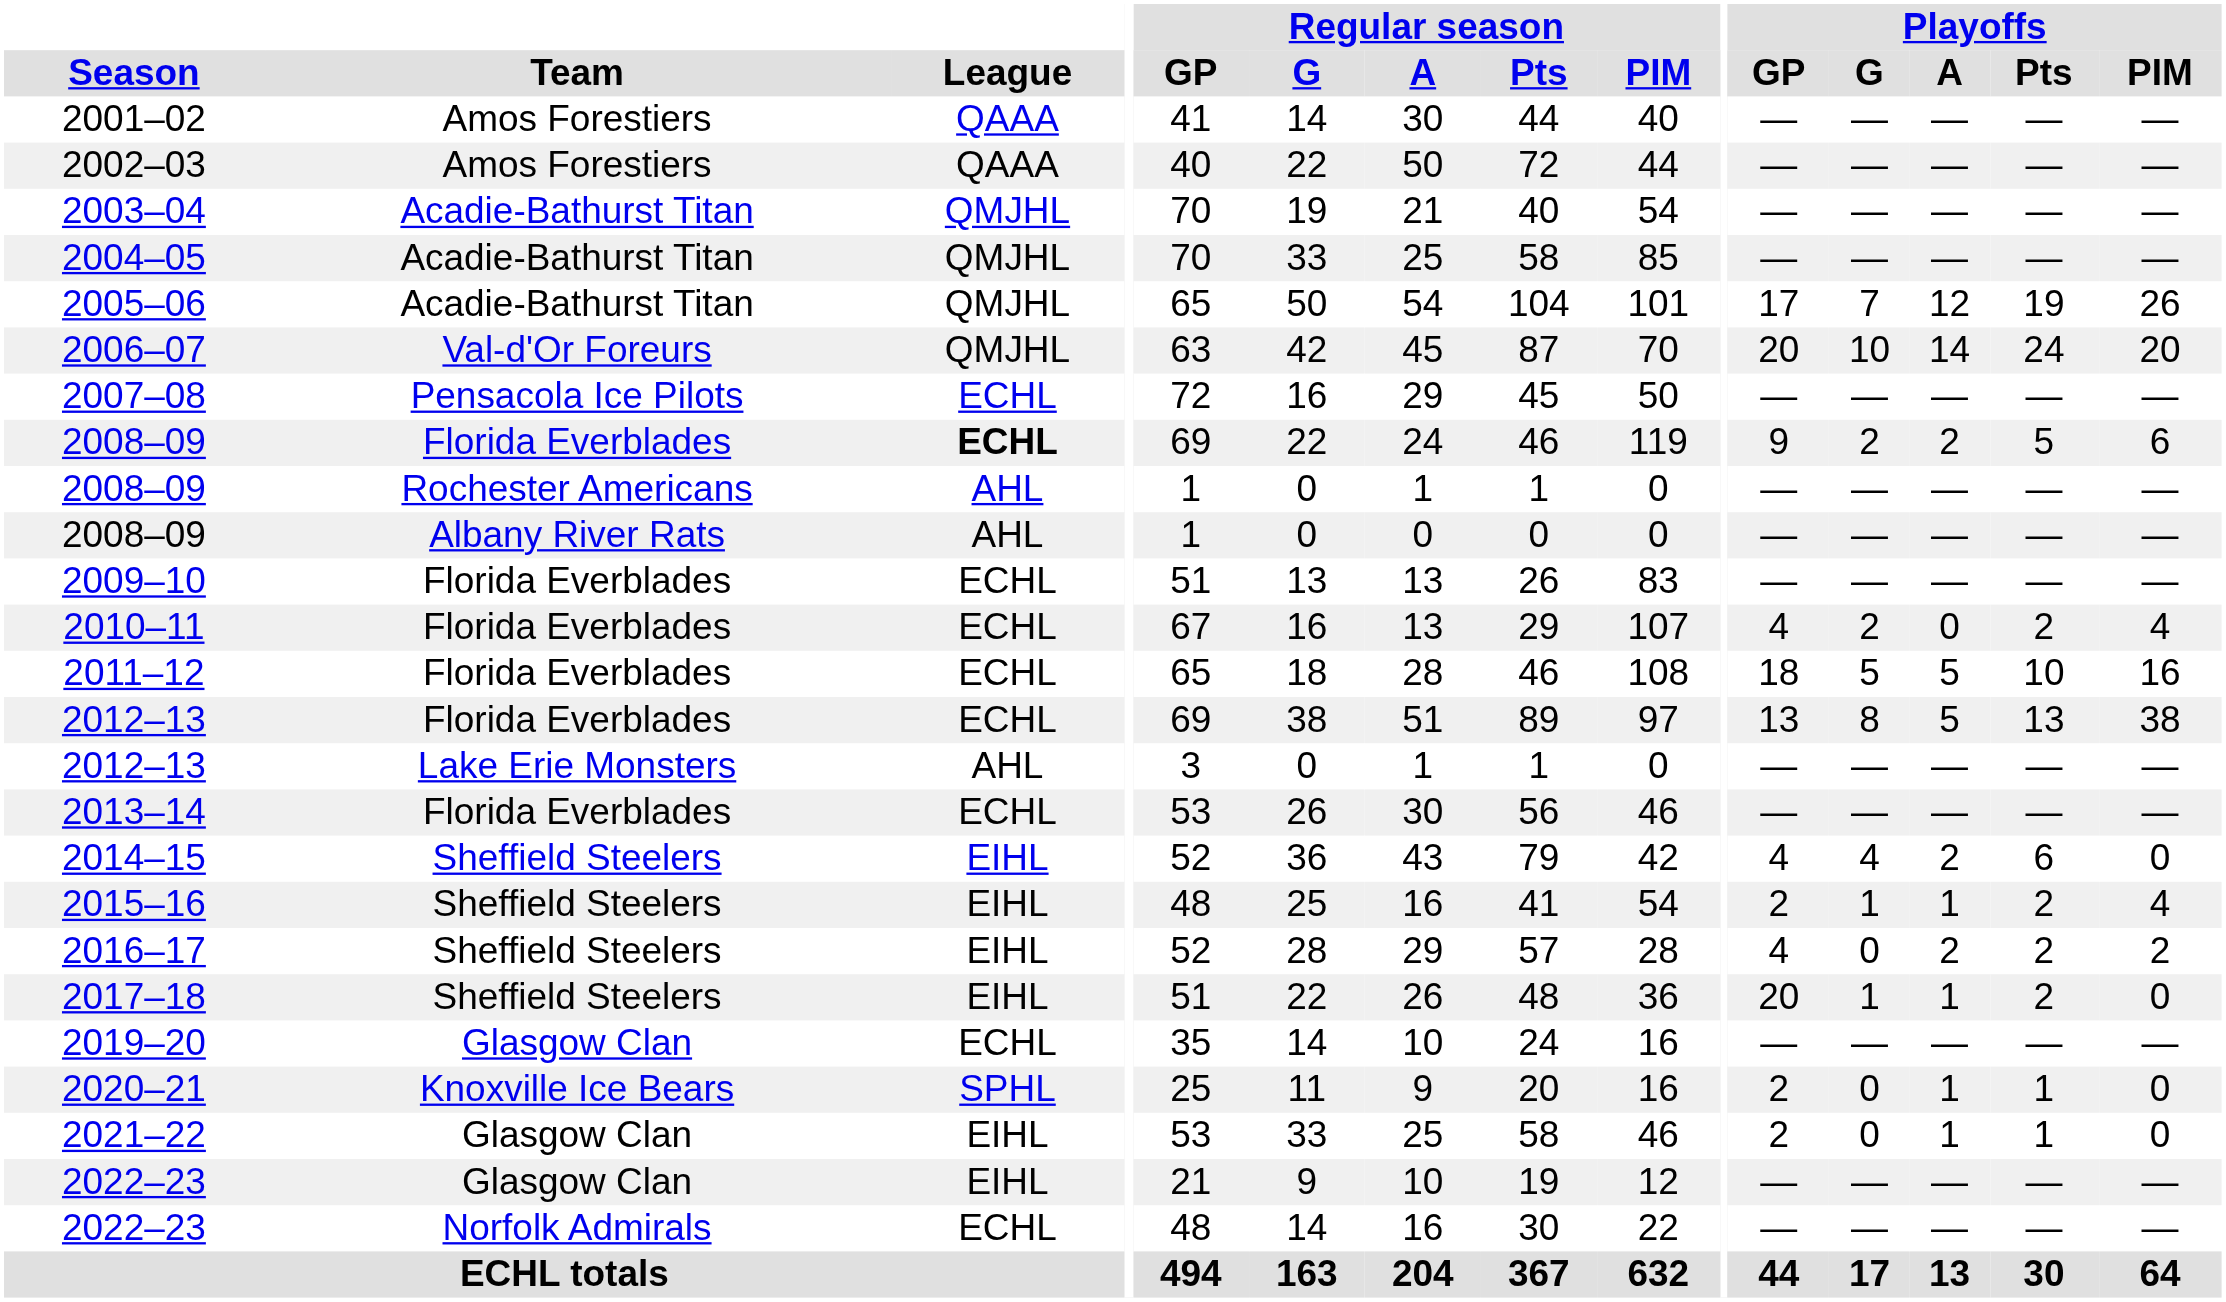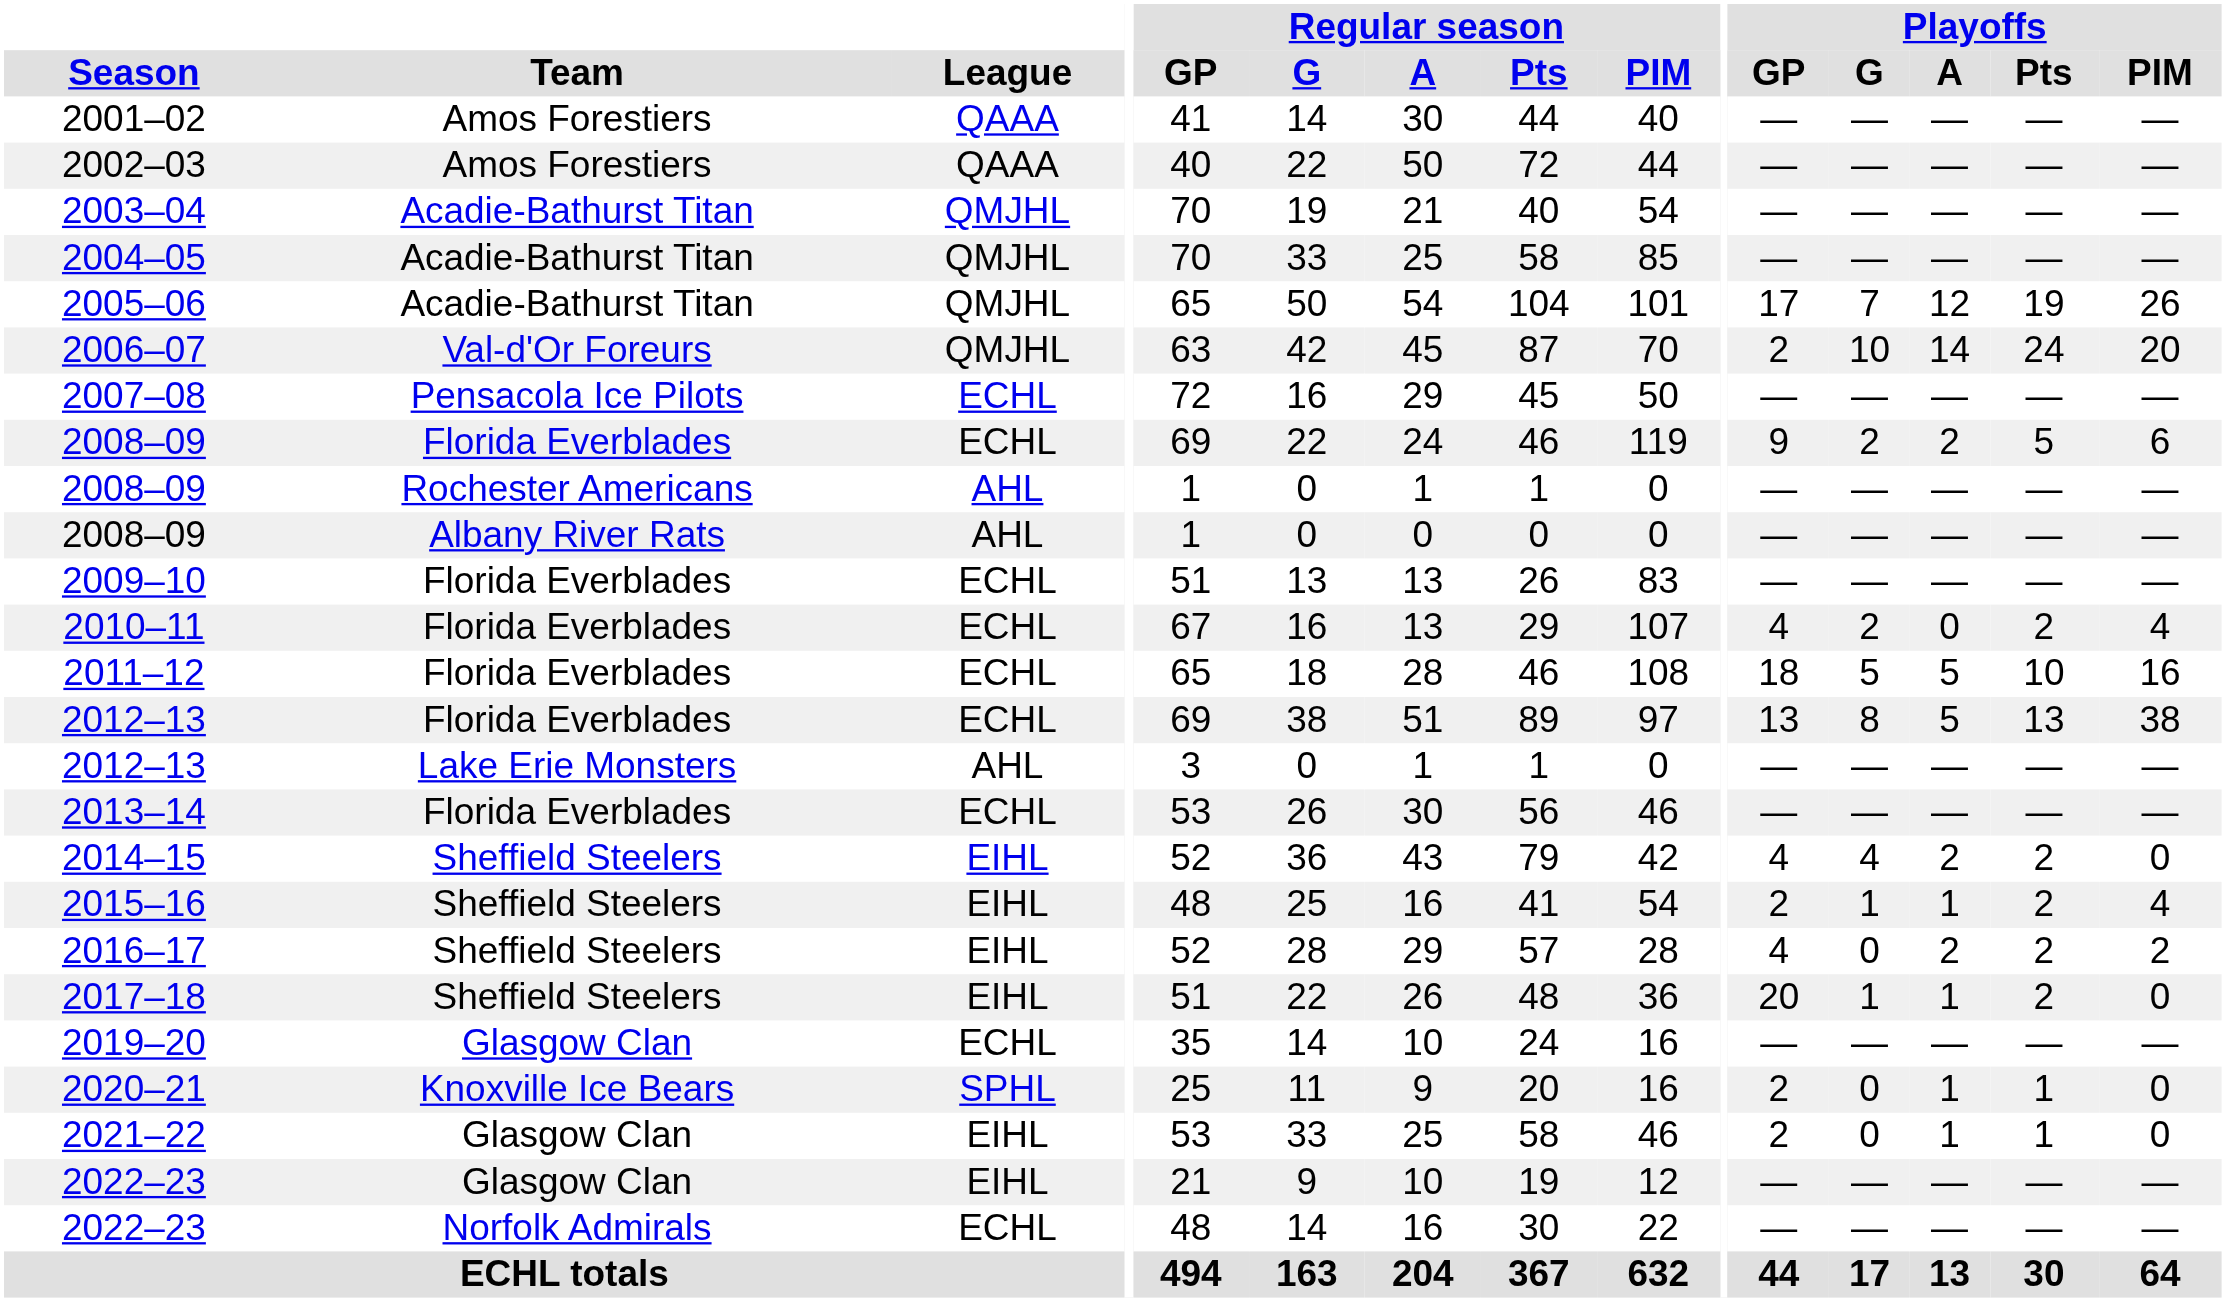(1779, 349) 20 -> (1779, 349) 2
(1007, 442) bold -> (1007, 442) normal
(2044, 858) 6 -> (2044, 858) 2
